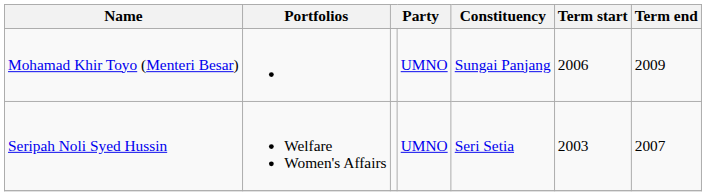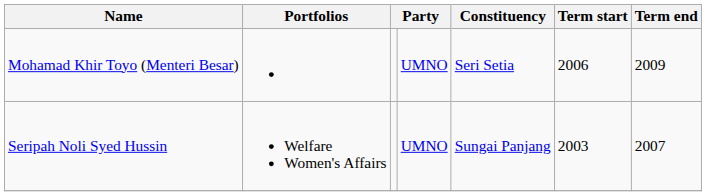(503, 65) Sungai Panjang -> (484, 65) Seri Setia
(484, 146) Seri Setia -> (503, 146) Sungai Panjang
